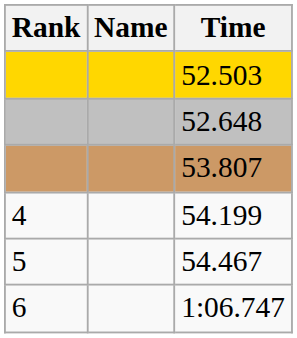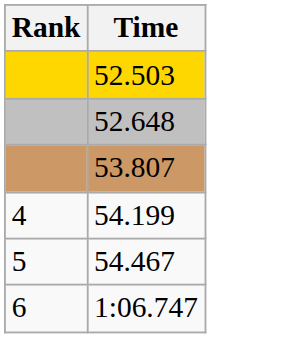- column: (131, 27)
